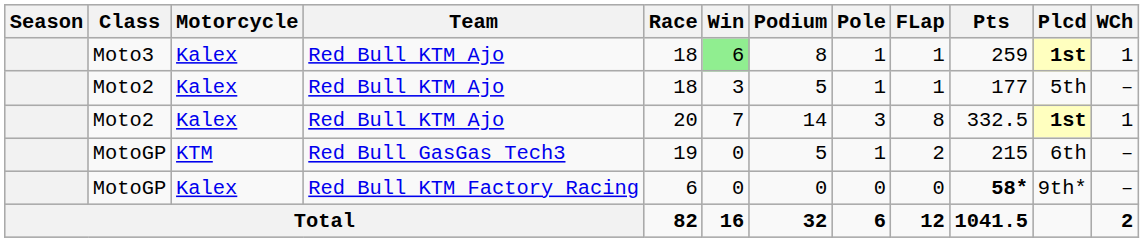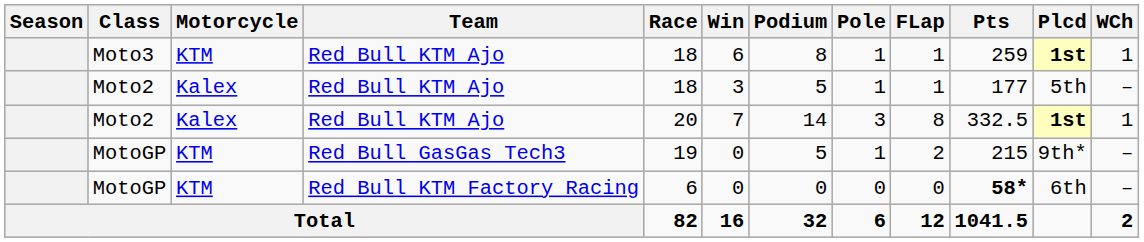(207, 55) Kalex -> (194, 55) KTM
(738, 55) lightgreen background -> (738, 55) no background
(1068, 154) 6th -> (1062, 154) 9th*
(207, 188) Kalex -> (194, 188) KTM
(1062, 188) 9th* -> (1068, 188) 6th
